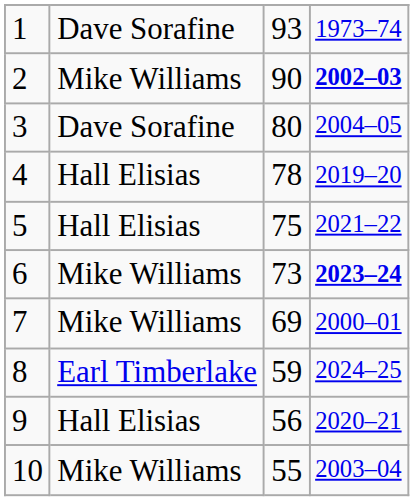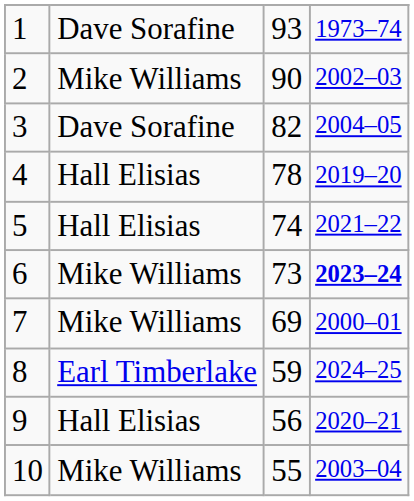(358, 77) bold -> (358, 77) normal
(287, 126) 80 -> (287, 126) 82
(287, 224) 75 -> (287, 224) 74
